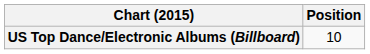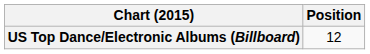(334, 37) 10 -> (334, 37) 12
